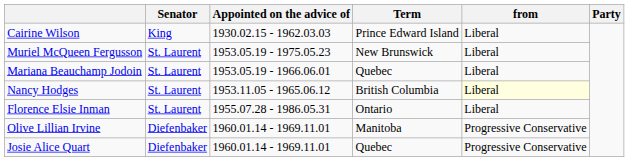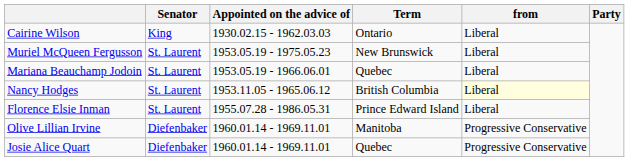(407, 33) Prince Edward Island -> (374, 33) Ontario
(374, 109) Ontario -> (407, 109) Prince Edward Island
